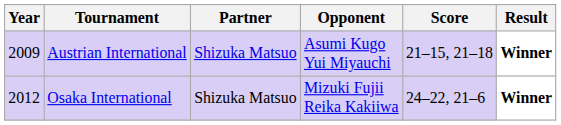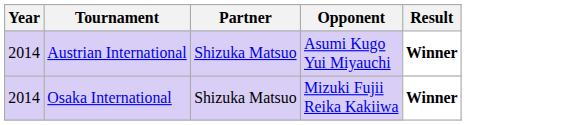- column: (449, 17)
(24, 53) 2009 -> (24, 53) 2014
(24, 98) 2012 -> (24, 98) 2014
